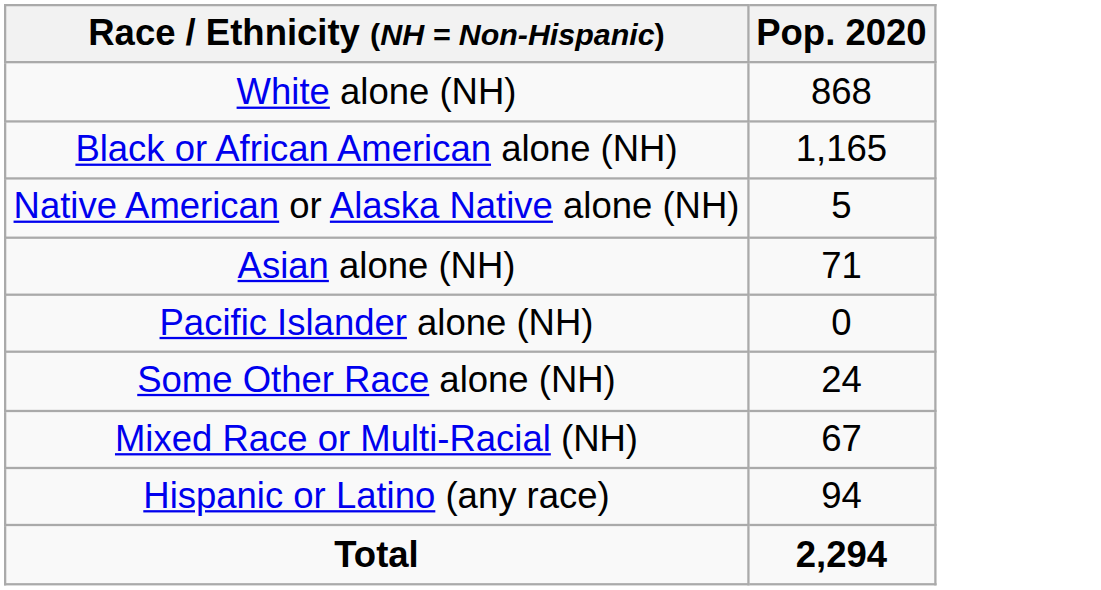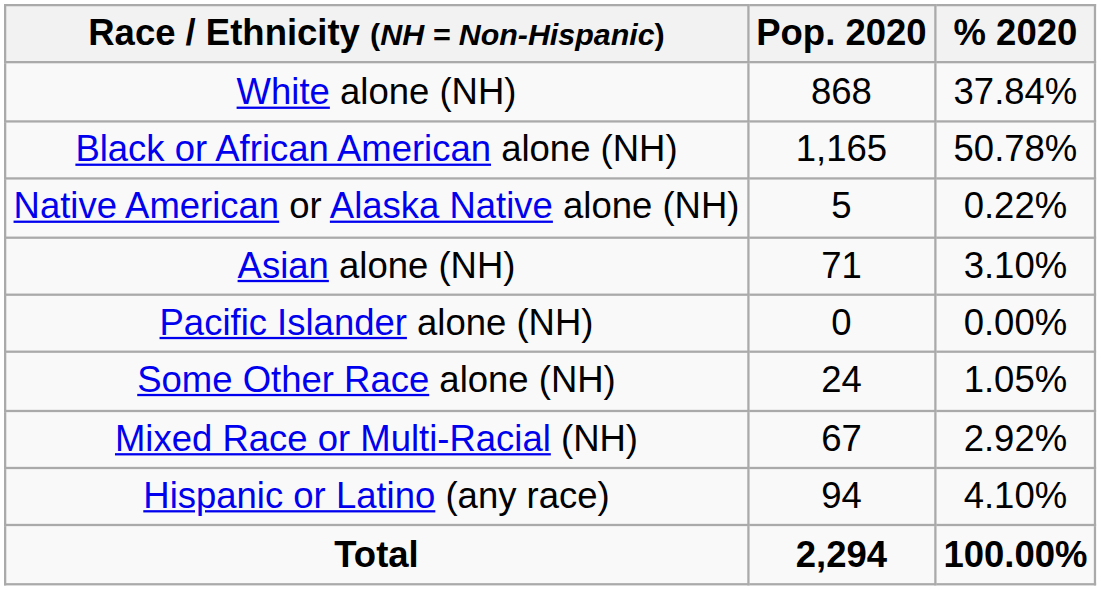+ column: (1015, 33)
